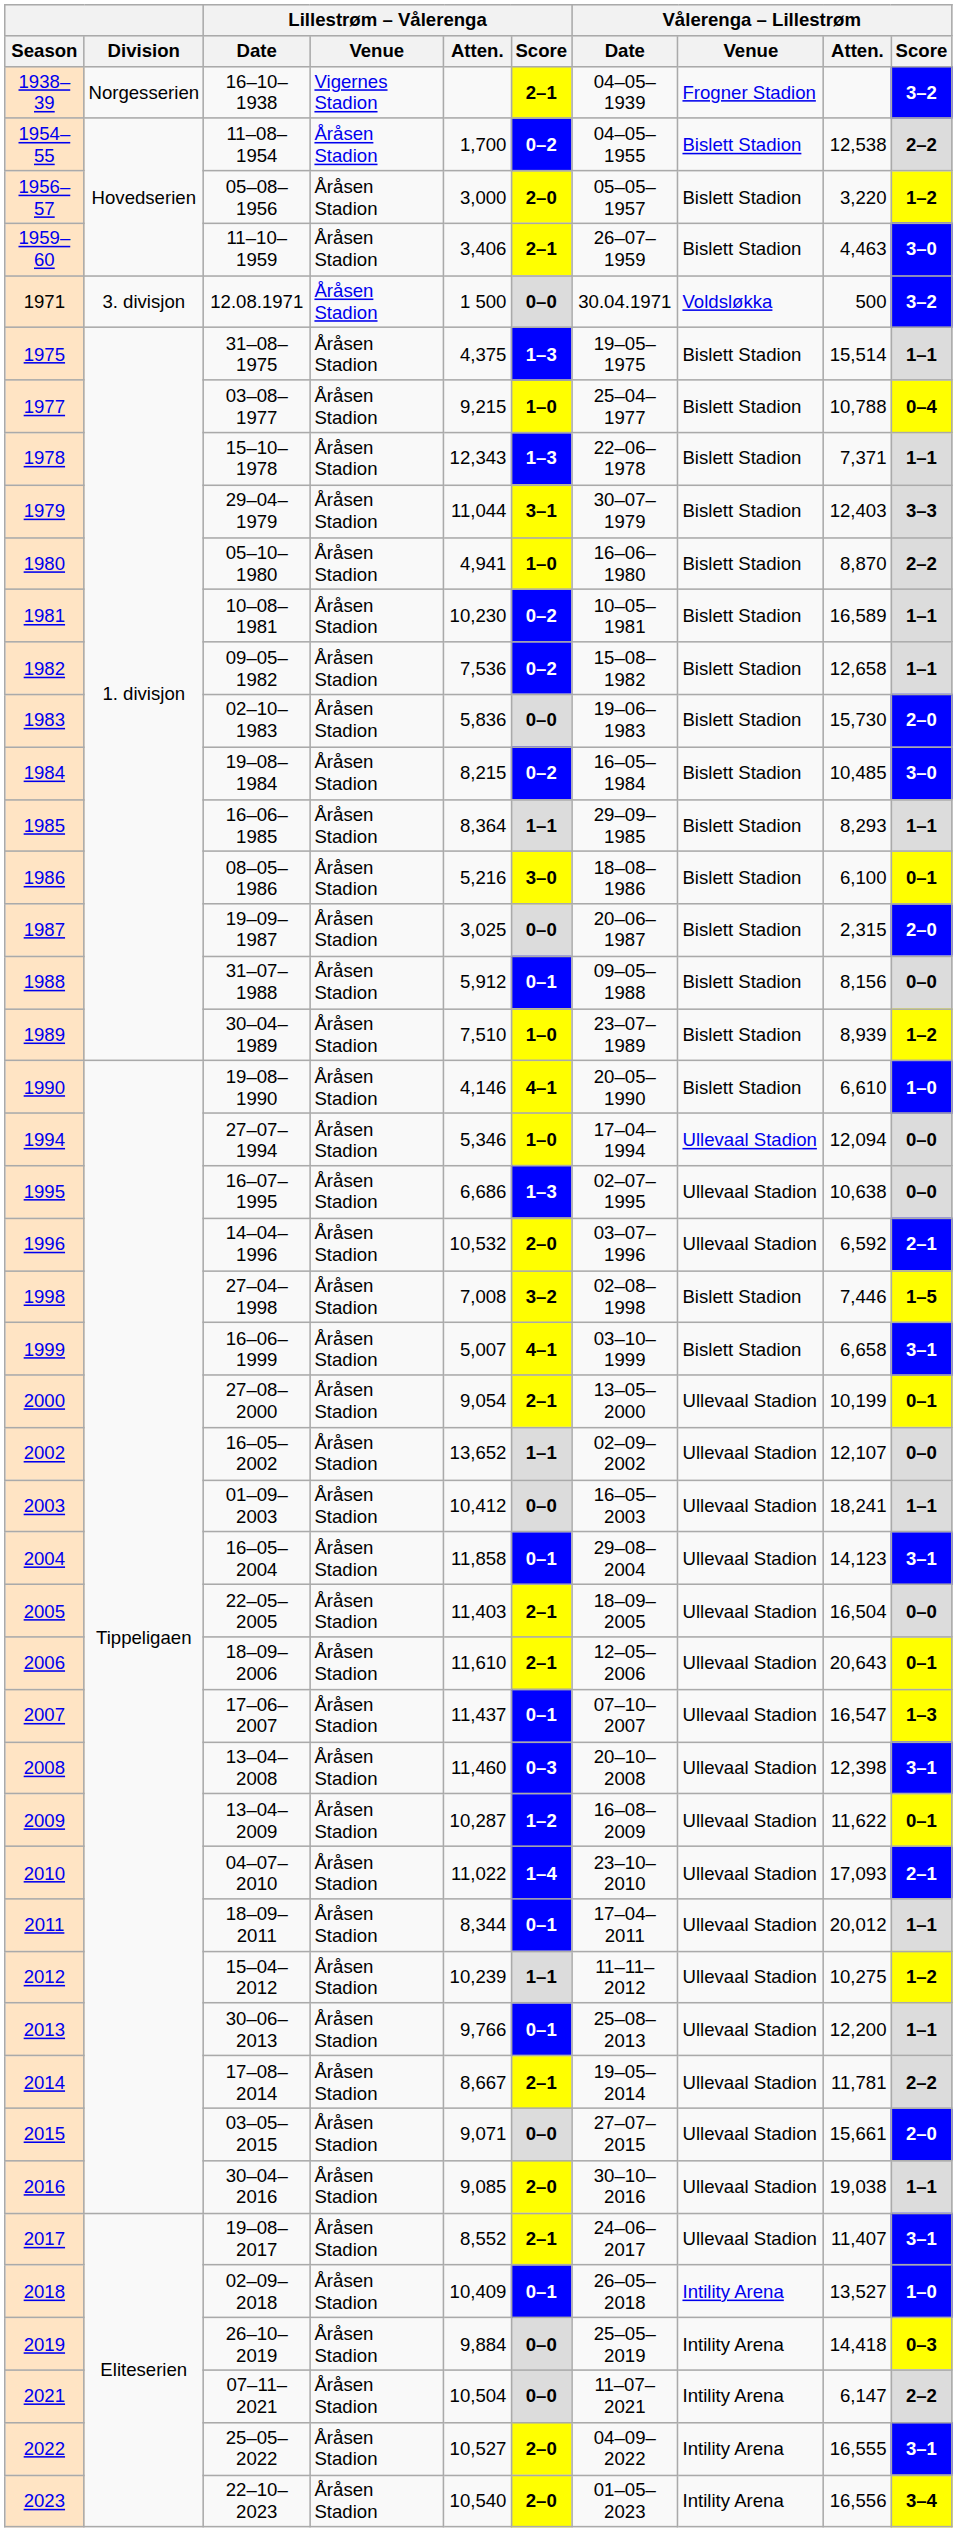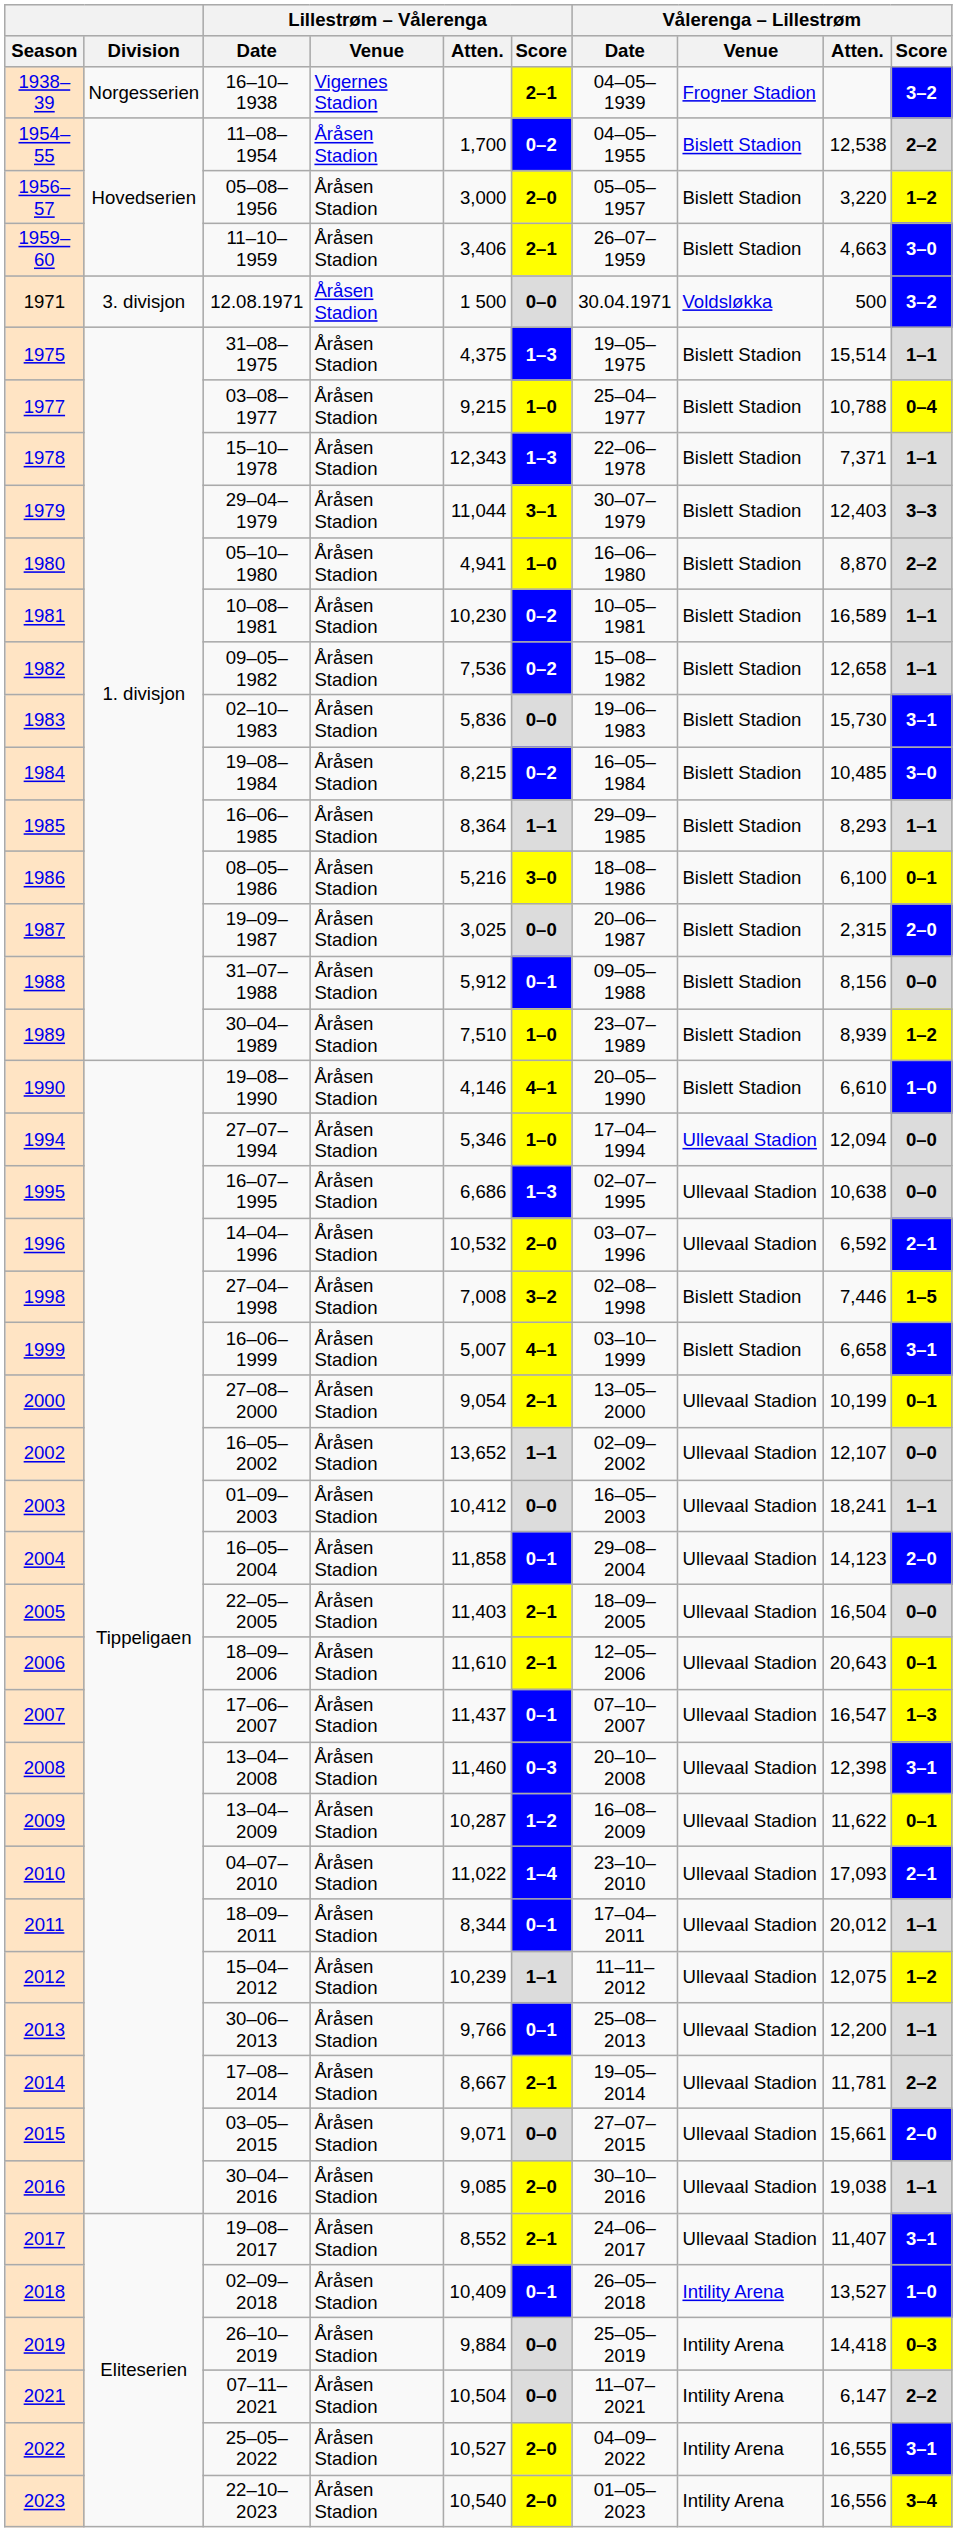(863, 249) 4,463 -> (863, 249) 4,663
(921, 721) 2–0 -> (921, 721) 3–1
(921, 1558) 3–1 -> (921, 1558) 2–0
(858, 1977) 10,275 -> (858, 1977) 12,075
